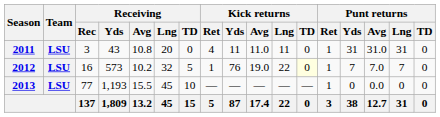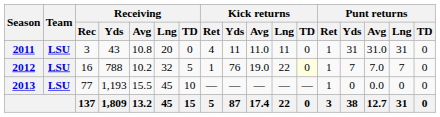(114, 67) 573 -> (114, 67) 788
